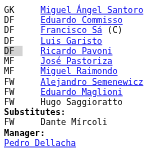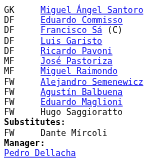(9, 51) lightgrey background -> (9, 51) no background
+ row: (82, 92)
